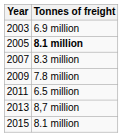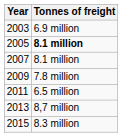(56, 60) 8.3 million -> (56, 60) 8.1 million
(56, 124) 8.1 million -> (56, 124) 8.3 million
